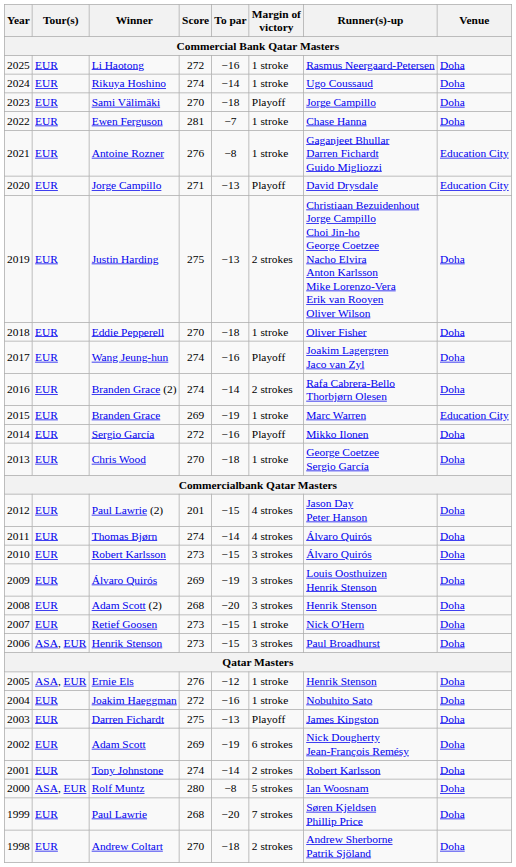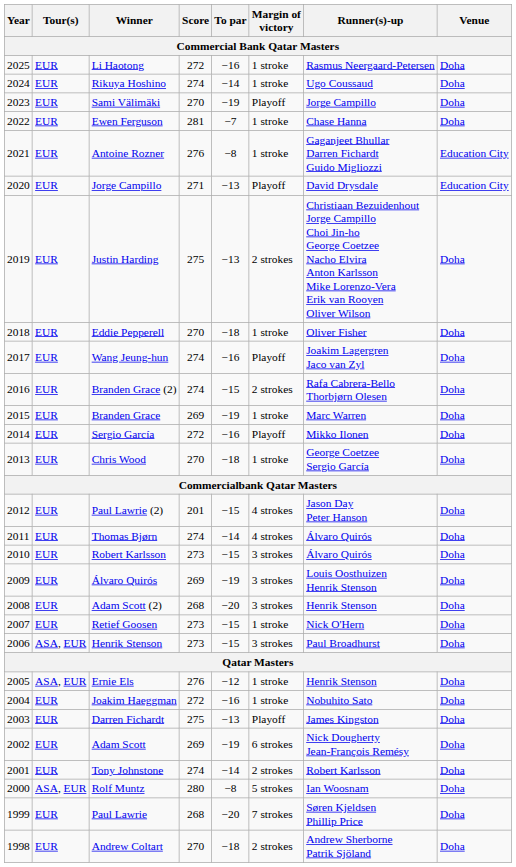(230, 102) −18 -> (230, 102) −19
(230, 389) −14 -> (230, 389) −15
(474, 415) Education City -> (452, 415) Doha
